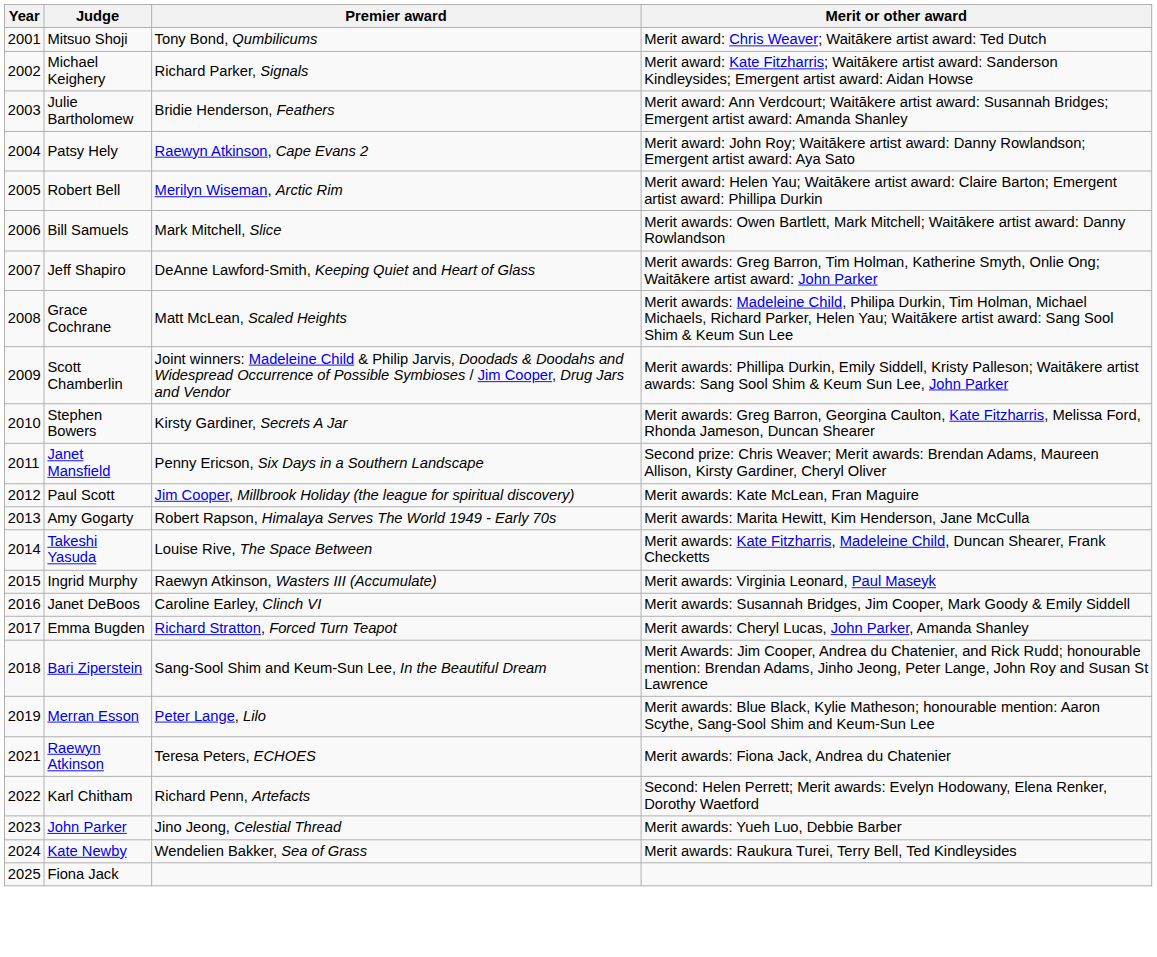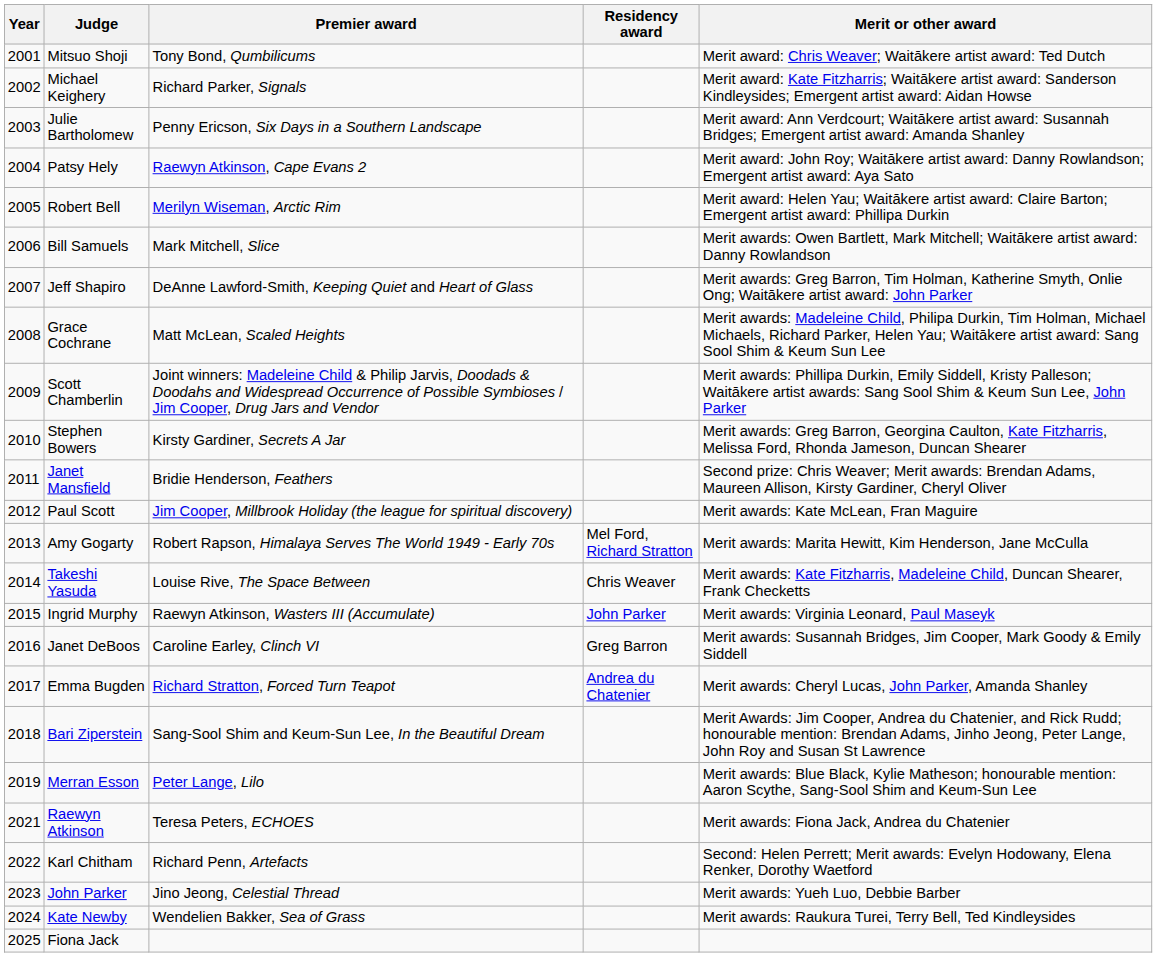+ column: (641, 24)
(245, 111) Bridie Henderson, Feathers -> (317, 127) Penny Ericson, Six Days in a Southern Landscape
(319, 463) Penny Ericson, Six Days in a Southern Landscape -> (243, 479) Bridie Henderson, Feathers
